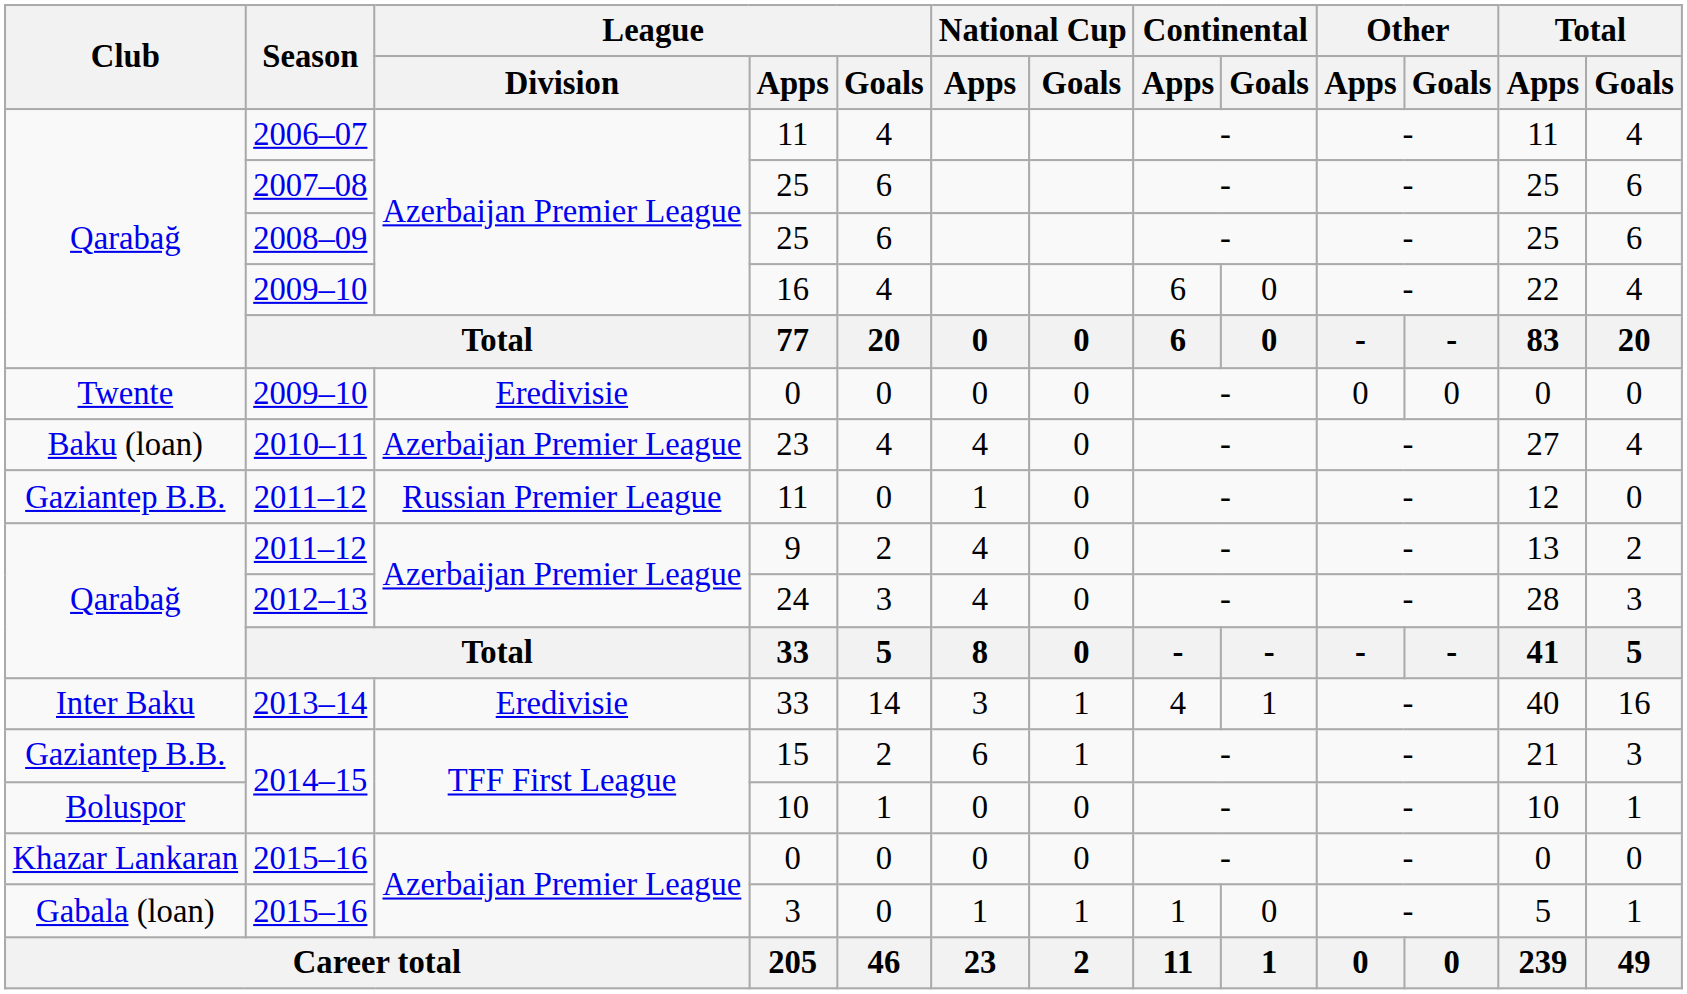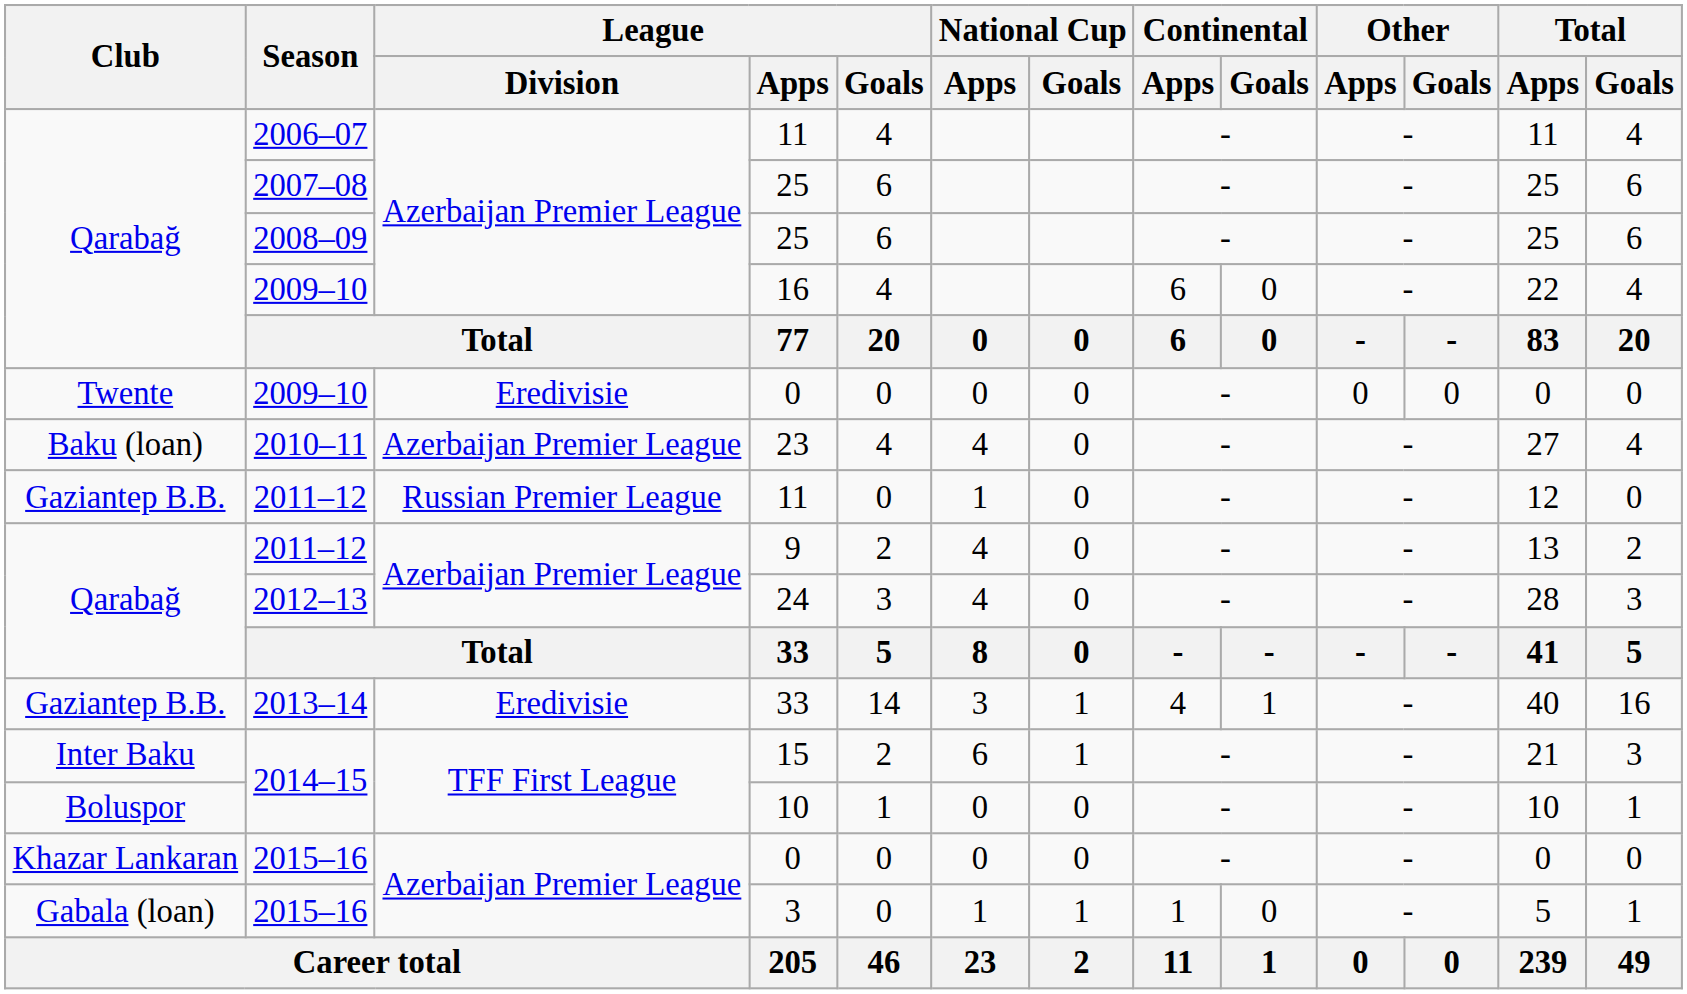(125, 703) Inter Baku -> (125, 703) Gaziantep B.B.
(125, 755) Gaziantep B.B. -> (125, 755) Inter Baku
